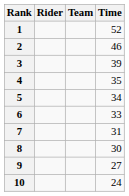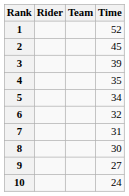(116, 47) 46 -> (116, 47) 45
(116, 115) 33 -> (116, 115) 32
